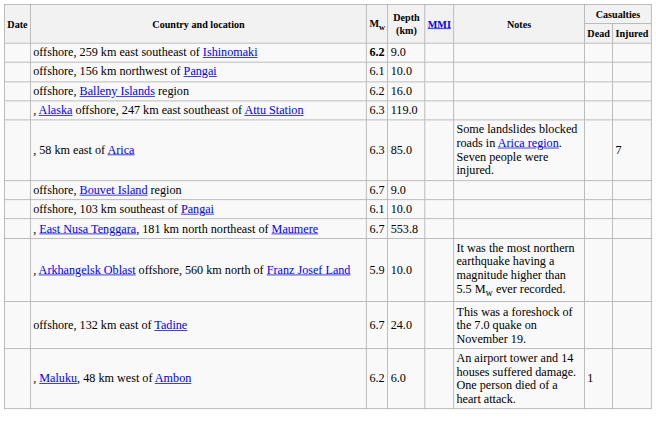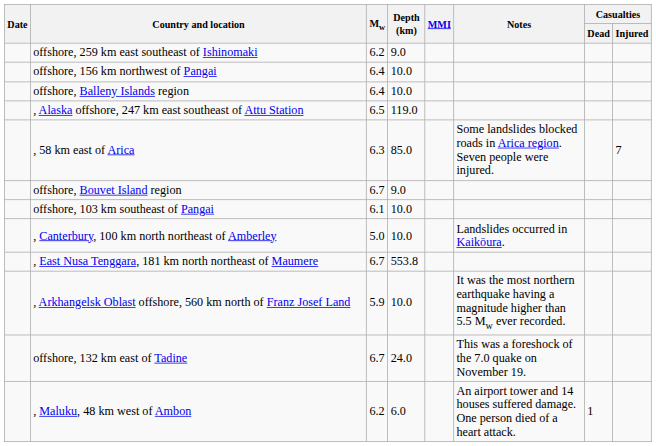(377, 52) bold -> (377, 52) normal
(377, 71) 6.1 -> (377, 71) 6.4
(377, 91) 6.2 -> (377, 91) 6.4
(401, 91) 16.0 -> (401, 91) 10.0
(377, 110) 6.3 -> (377, 110) 6.5
+ row: (155, 235)
